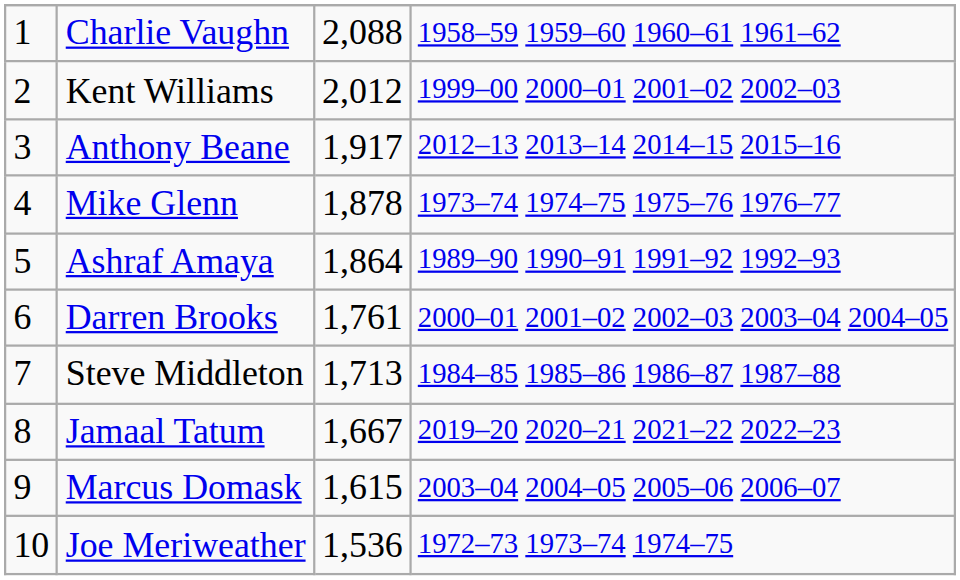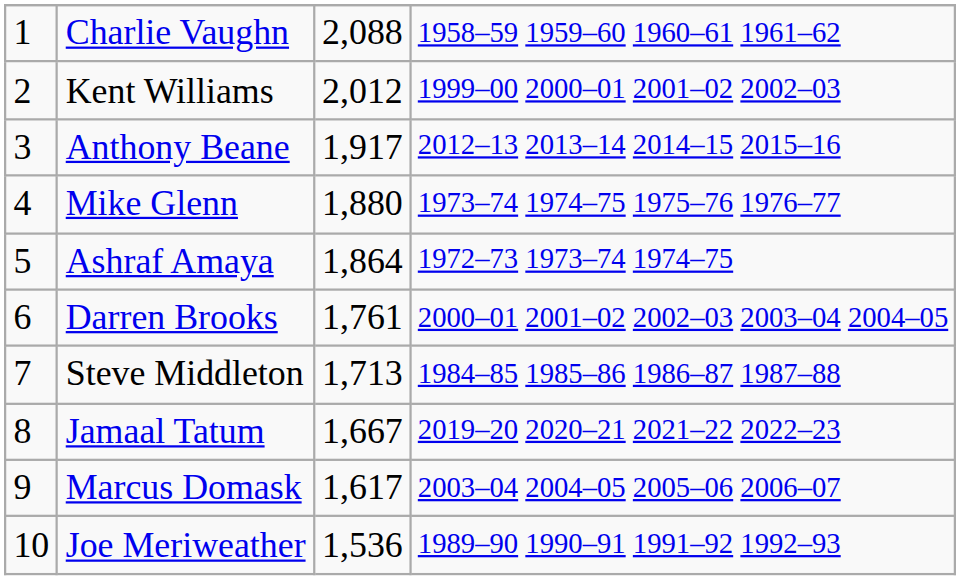(362, 203) 1,878 -> (362, 203) 1,880
(629, 260) 1989–90 1990–91 1991–92 1992–93 -> (575, 260) 1972–73 1973–74 1974–75
(362, 487) 1,615 -> (362, 487) 1,617
(575, 544) 1972–73 1973–74 1974–75 -> (629, 544) 1989–90 1990–91 1991–92 1992–93
